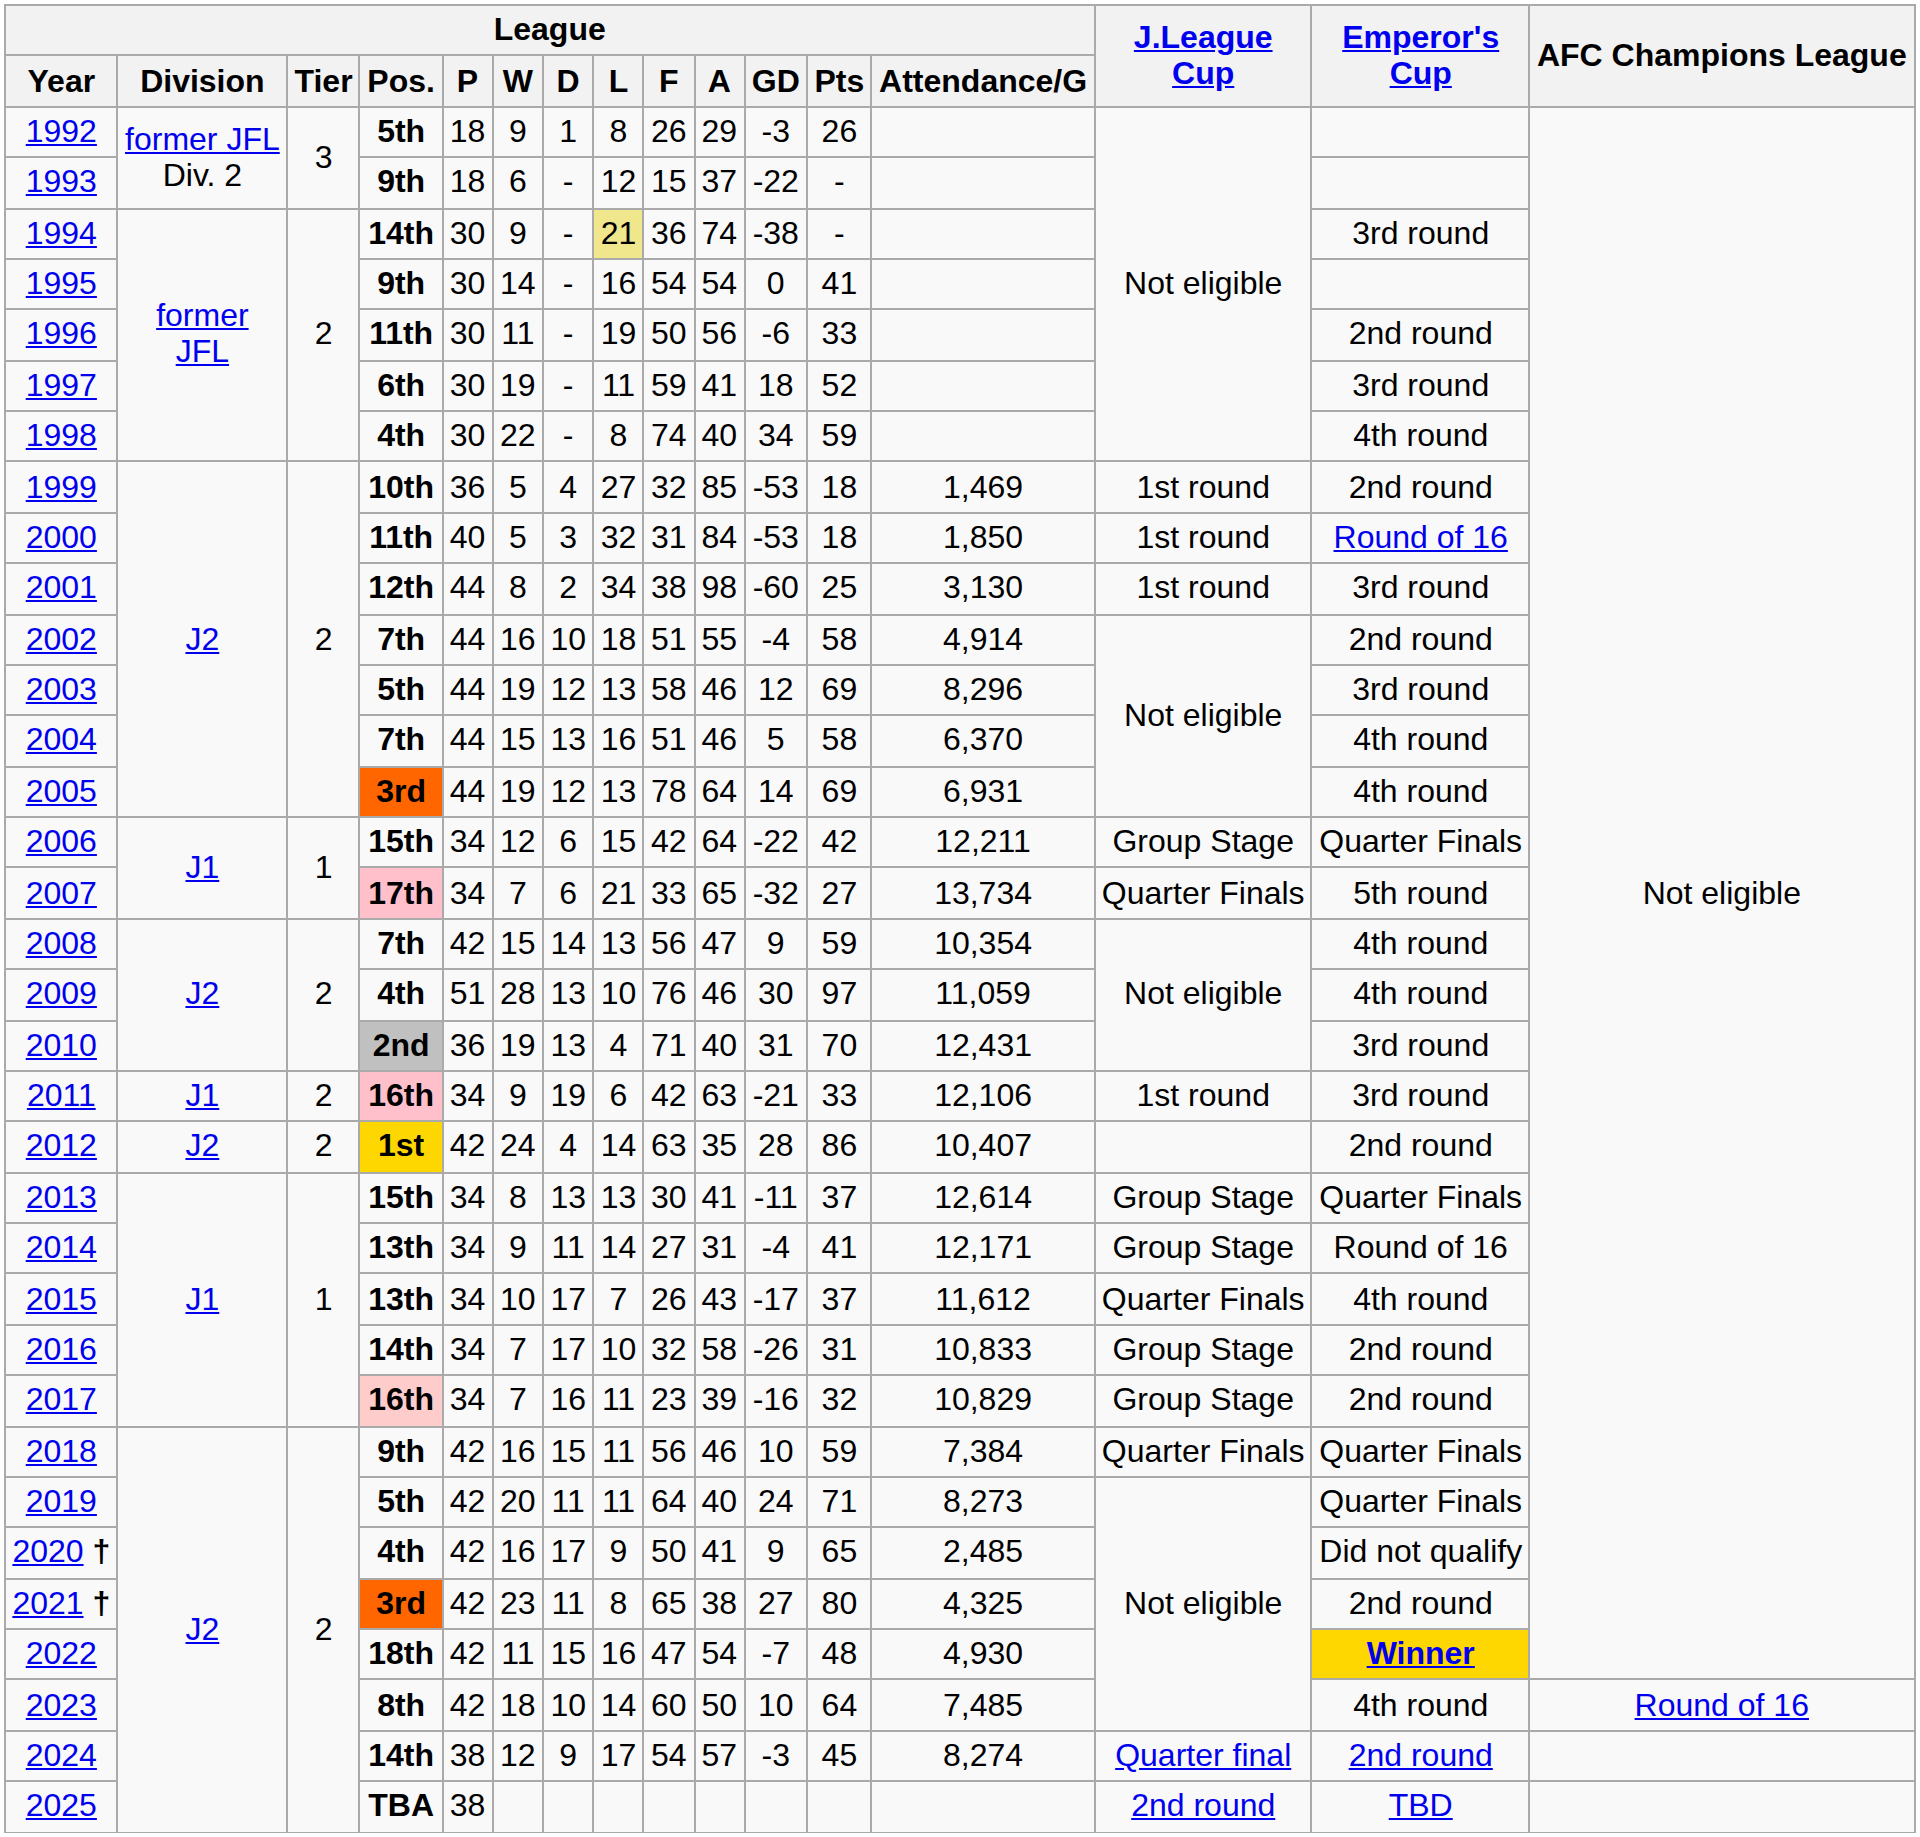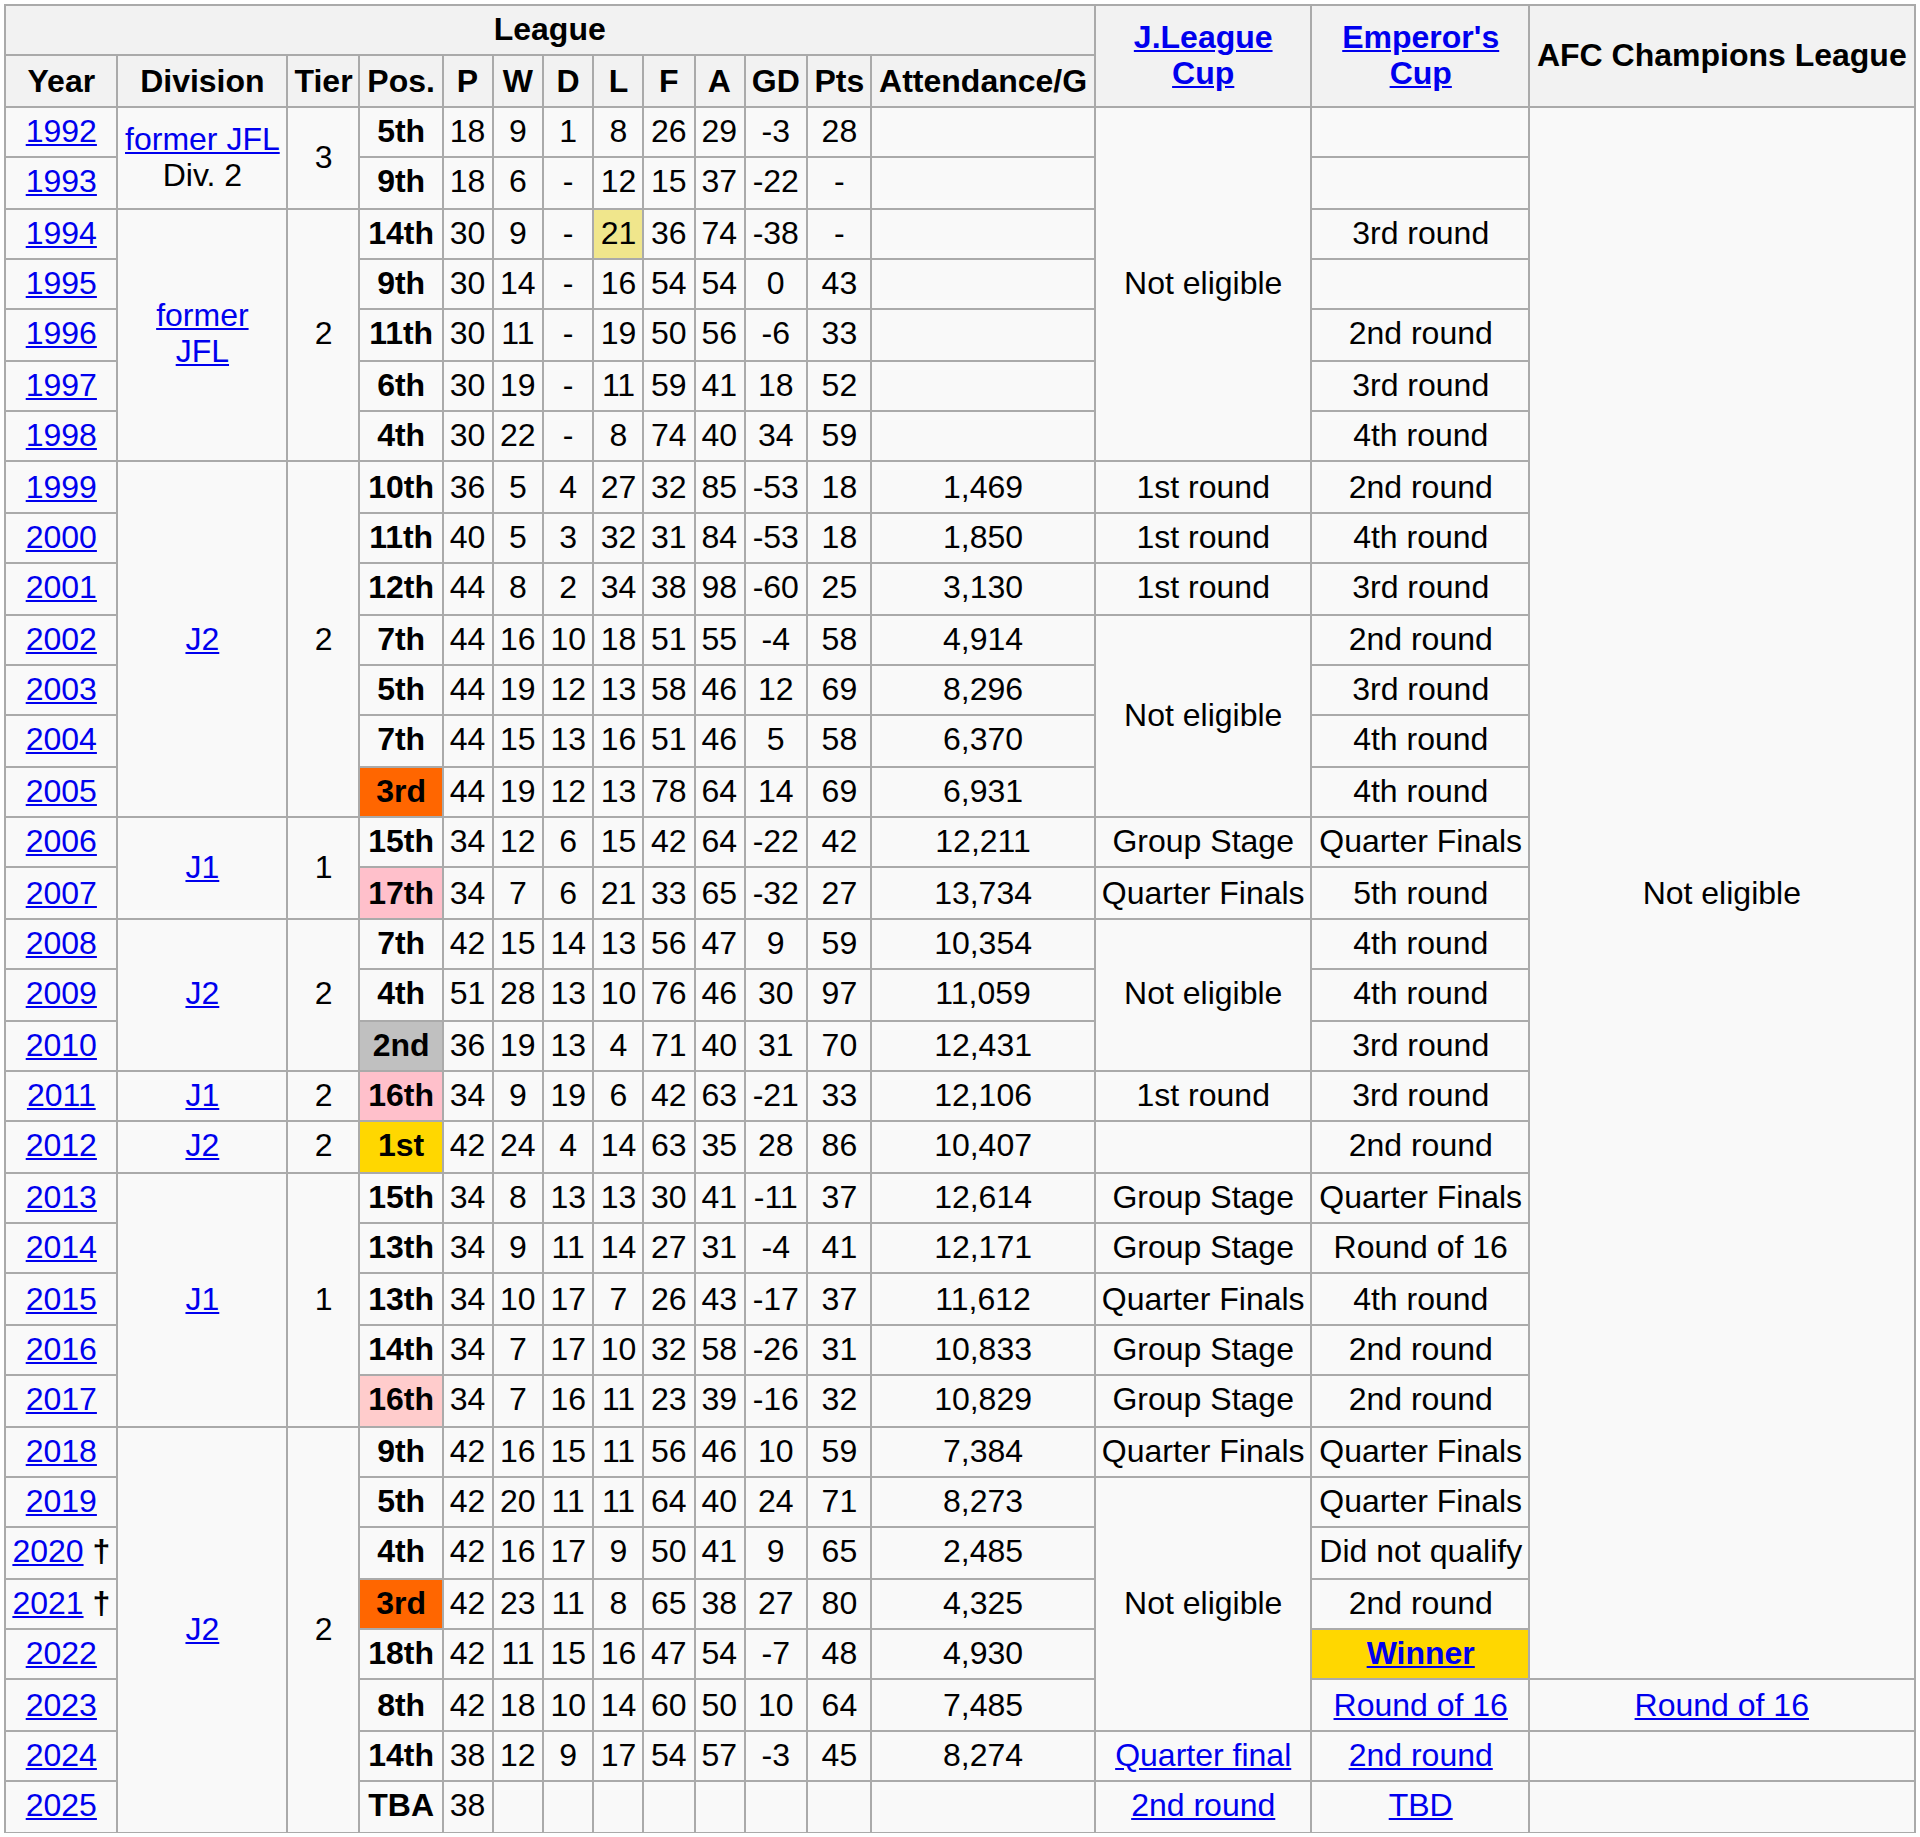(839, 131) 26 -> (839, 131) 28
(839, 283) 41 -> (839, 283) 43
(1421, 537) Round of 16 -> (1421, 537) 4th round
(1421, 1704) 4th round -> (1421, 1704) Round of 16
